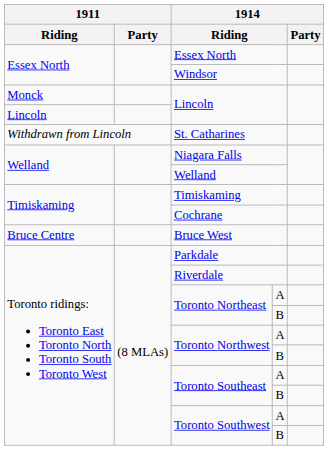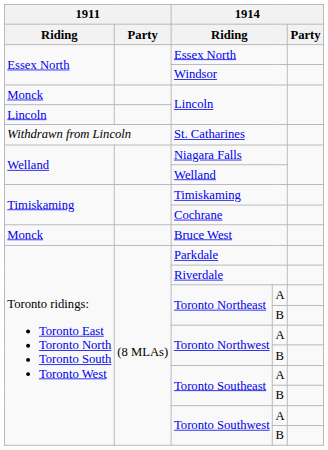(41, 235) Bruce Centre -> (25, 235) Monck
